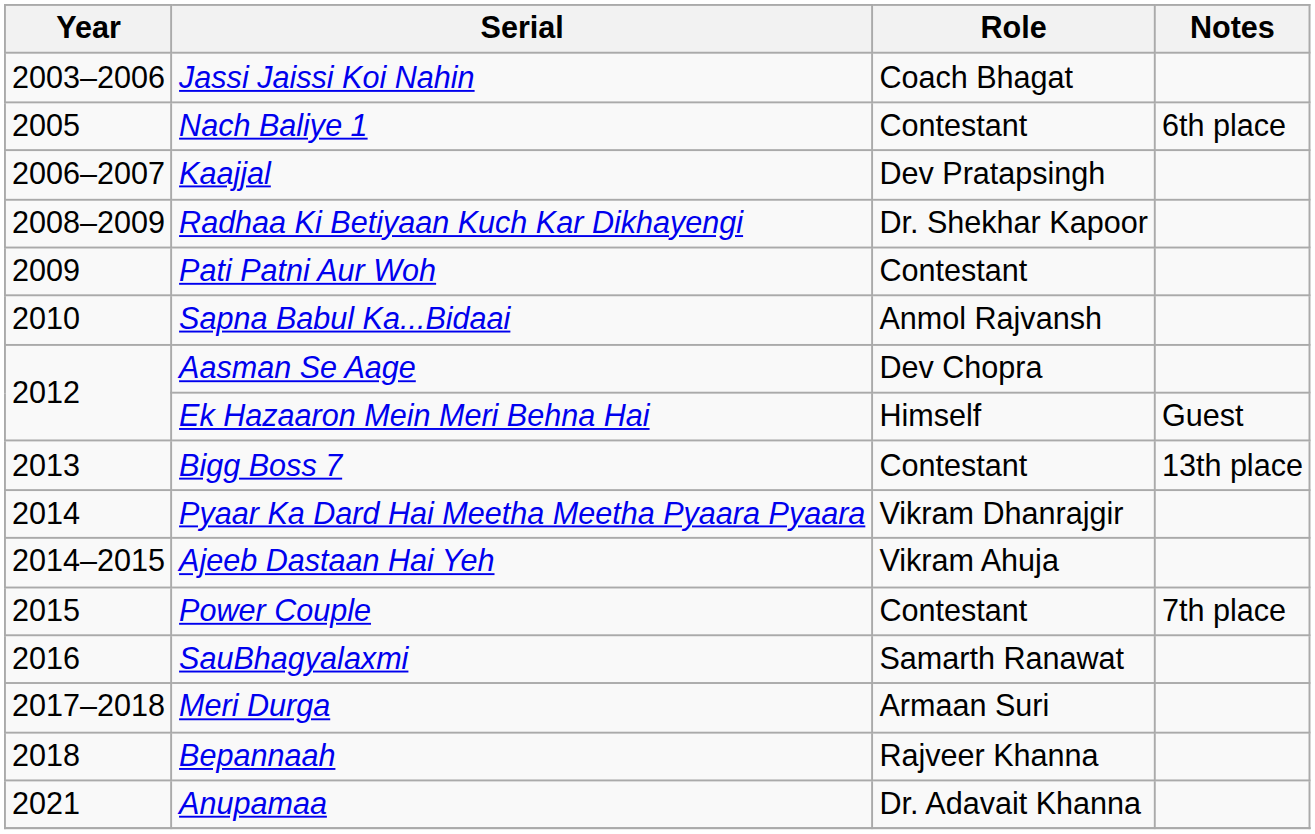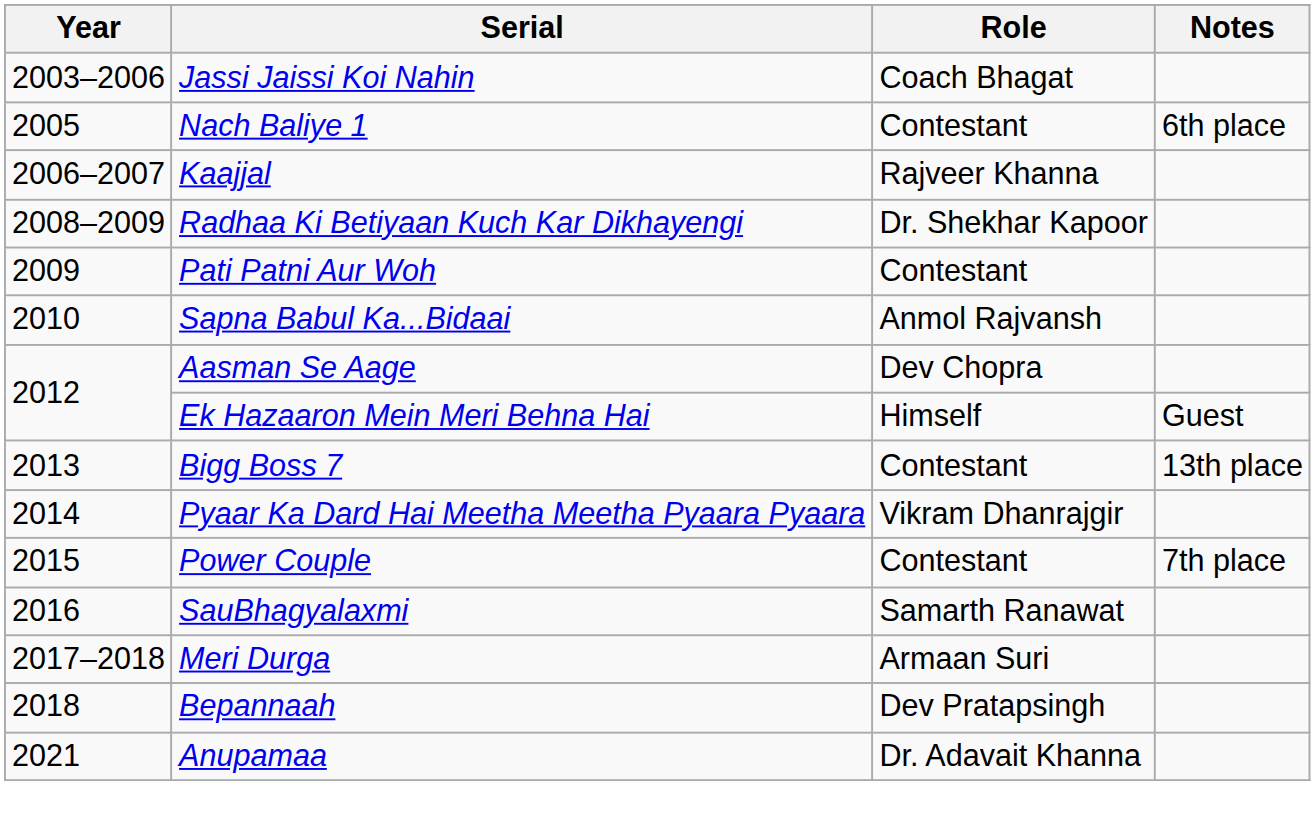(992, 174) Dev Pratapsingh -> (989, 174) Rajveer Khanna
- row: (337, 561)
(989, 755) Rajveer Khanna -> (992, 707) Dev Pratapsingh
